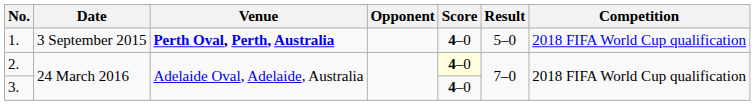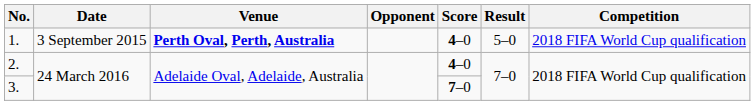(460, 64) lightyellow background -> (460, 64) no background
(460, 87) 4–0 -> (460, 87) 7–0
